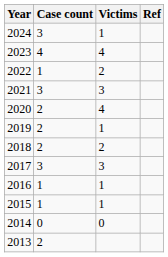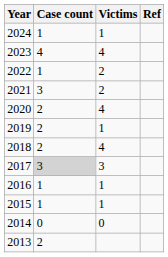(40, 33) 3 -> (40, 33) 1
(102, 90) 3 -> (102, 90) 2
(102, 147) 2 -> (102, 147) 4
(40, 166) no background -> (40, 166) lightgrey background
